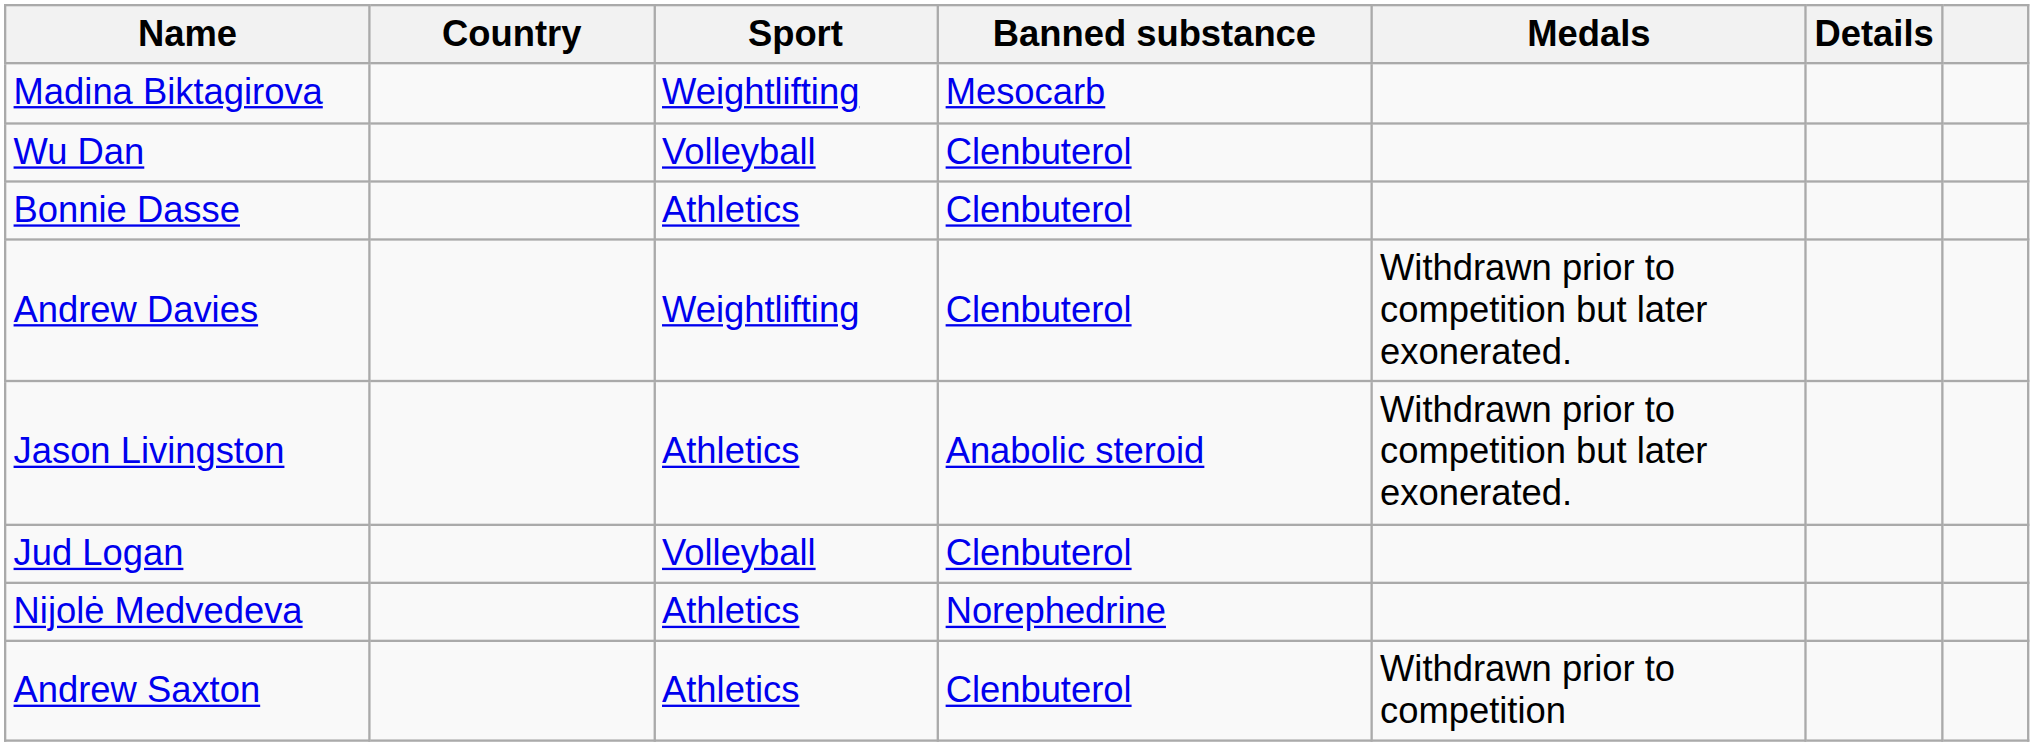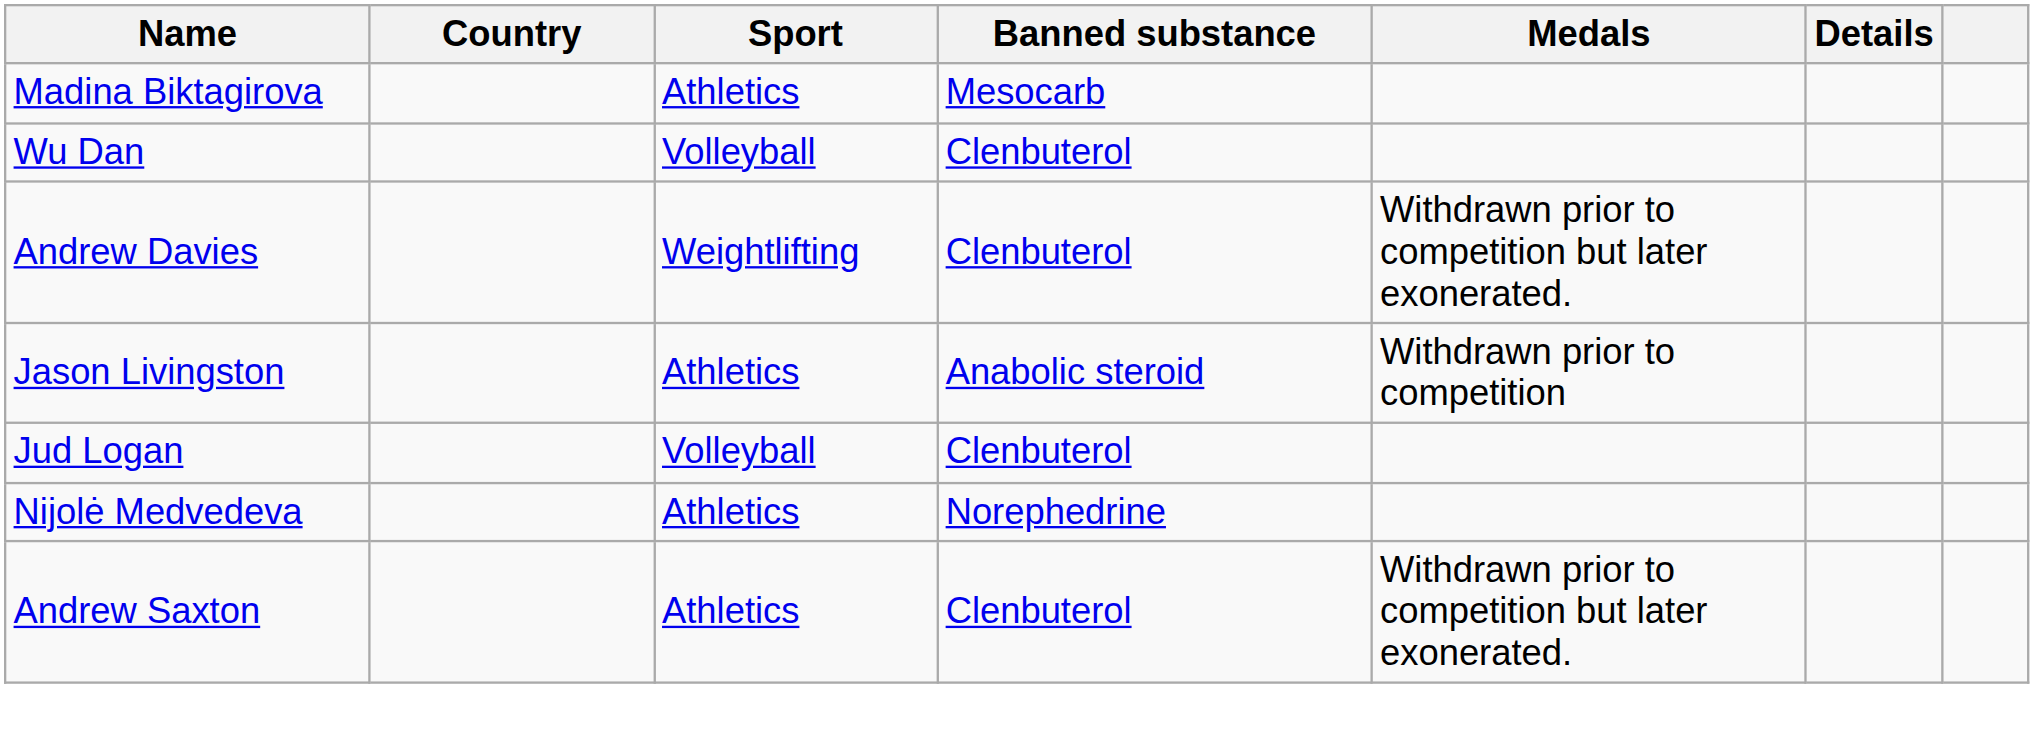(761, 92) Weightlifting -> (731, 92) Athletics
- row: (127, 209)
(1544, 451) Withdrawn prior to competition but later exonerated. -> (1528, 372) Withdrawn prior to competition
(1528, 690) Withdrawn prior to competition -> (1544, 610) Withdrawn prior to competition but later exonerated.
